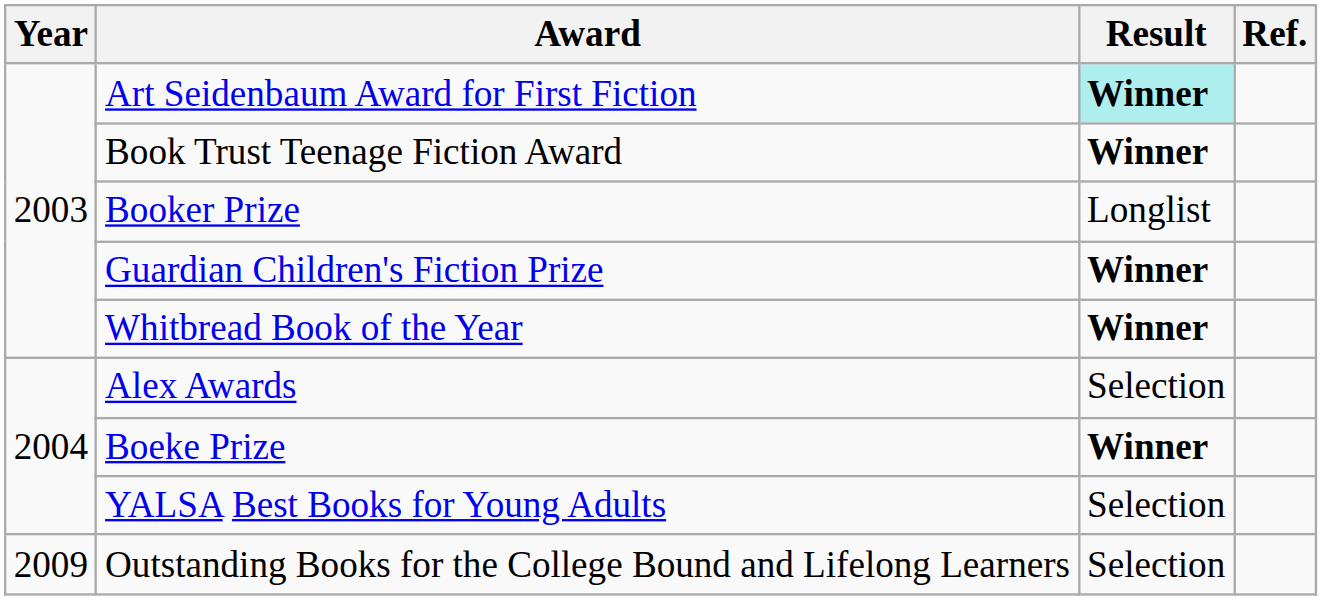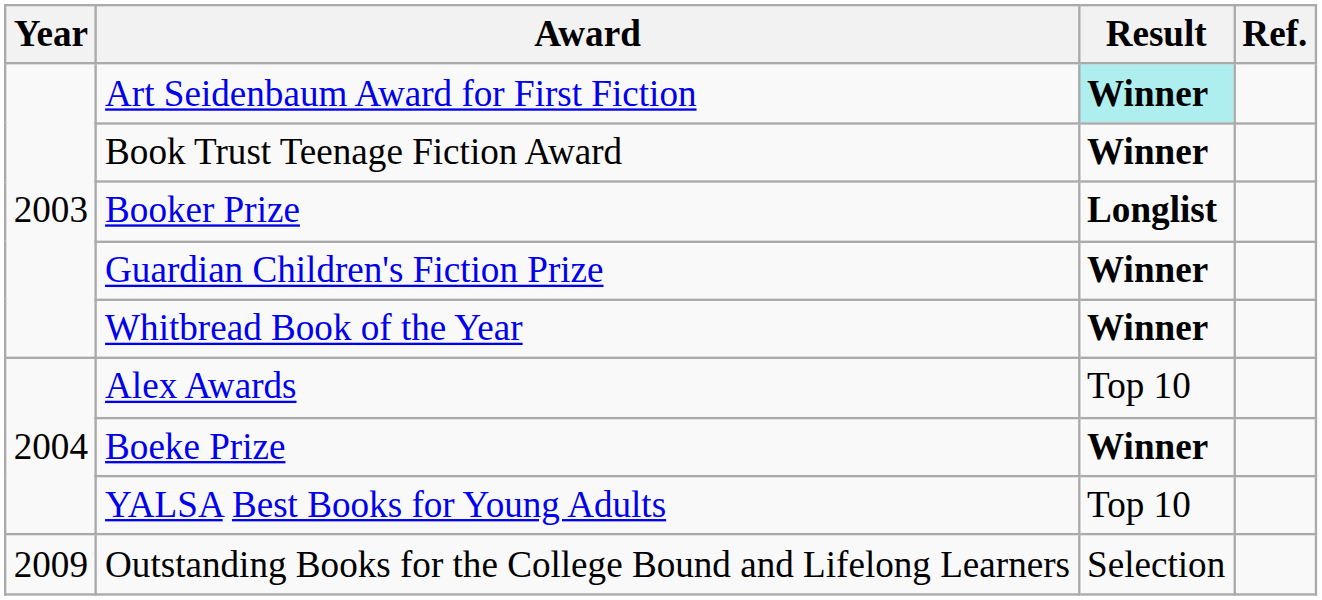(1149, 210) normal -> (1152, 210) bold
(1156, 387) Selection -> (1139, 387) Top 10
(1156, 504) Selection -> (1139, 504) Top 10
